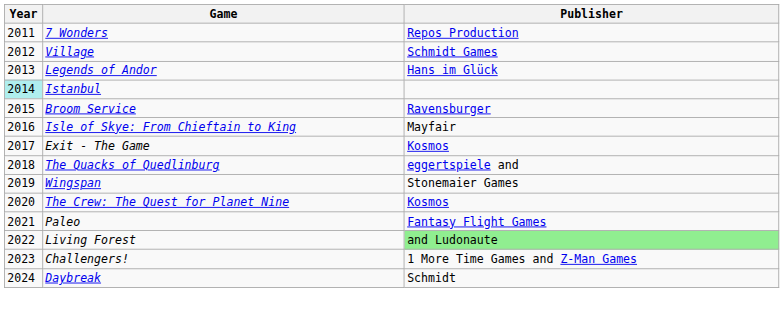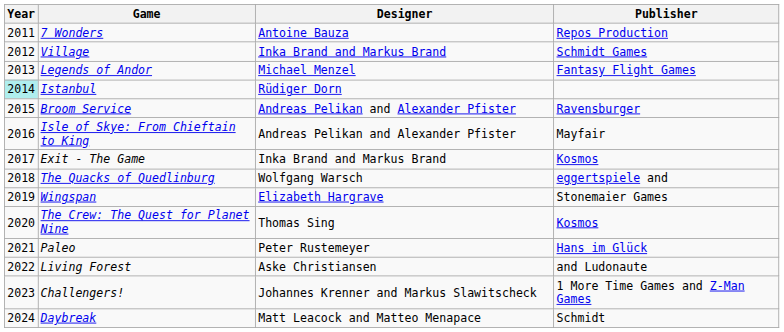+ column: (405, 14)
(452, 70) Hans im Glück -> (626, 70) Fantasy Flight Games
(477, 221) Fantasy Flight Games -> (602, 248) Hans im Glück
(452, 240) lightgreen background -> (602, 267) no background
